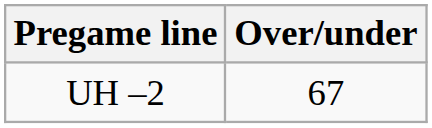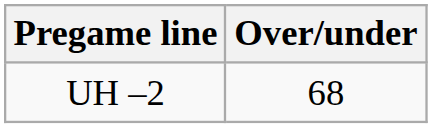(326, 91) 67 -> (326, 91) 68
